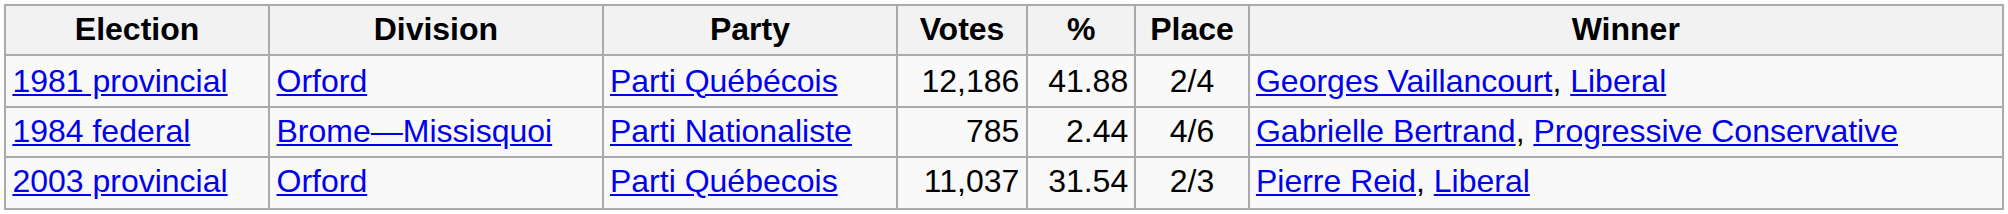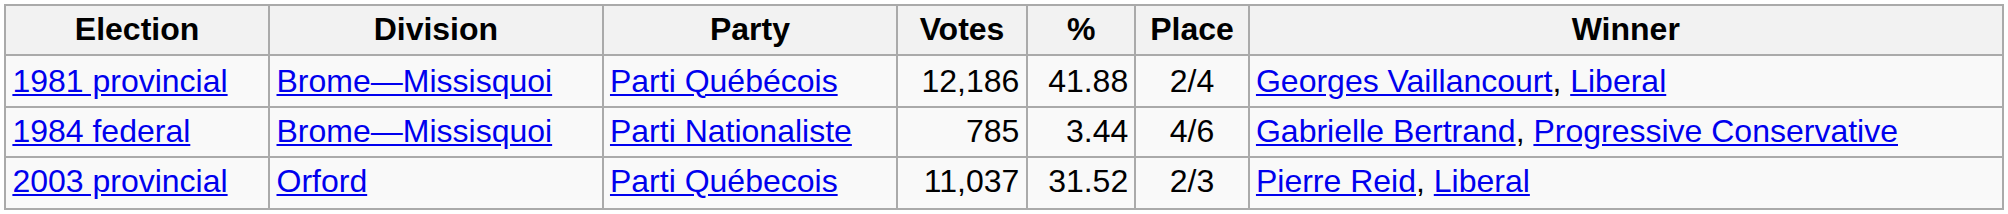(322, 80) Orford -> (414, 80) Brome—Missisquoi
(1097, 131) 2.44 -> (1097, 131) 3.44
(1088, 182) 31.54 -> (1088, 182) 31.52
